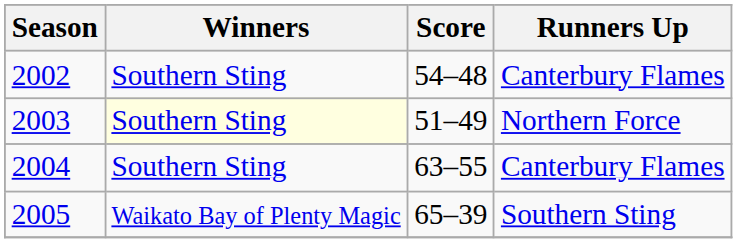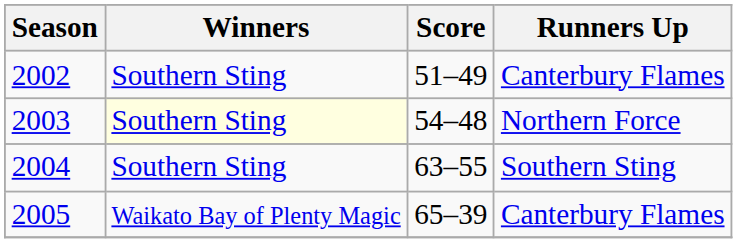(451, 74) 54–48 -> (451, 74) 51–49
(451, 120) 51–49 -> (451, 120) 54–48
(613, 167) Canterbury Flames -> (588, 167) Southern Sting
(588, 213) Southern Sting -> (613, 213) Canterbury Flames
